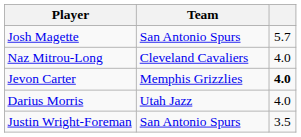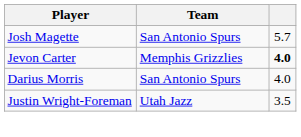- row: (55, 57)
(166, 100) Utah Jazz -> (190, 79) San Antonio Spurs
(190, 121) San Antonio Spurs -> (166, 100) Utah Jazz
